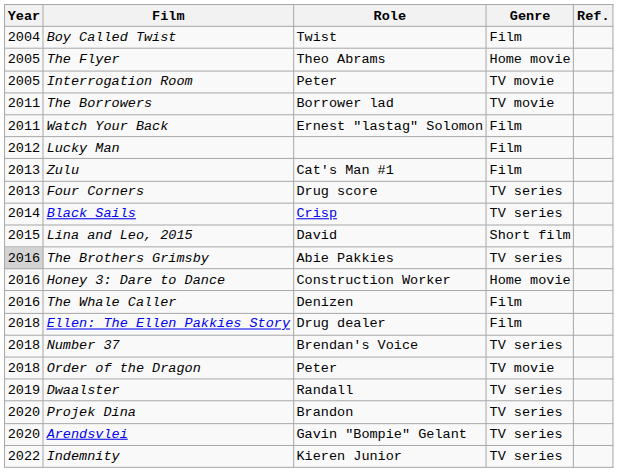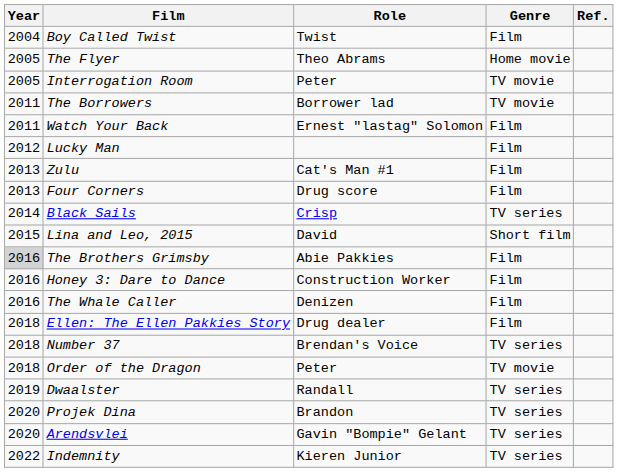(526, 192) TV series -> (506, 192) Film
(526, 258) TV series -> (506, 258) Film
(530, 280) Home movie -> (506, 280) Film
